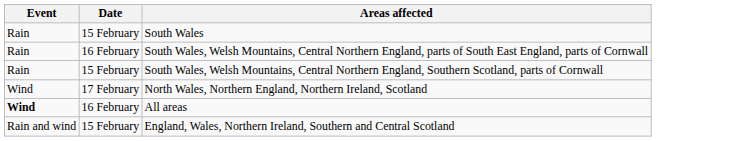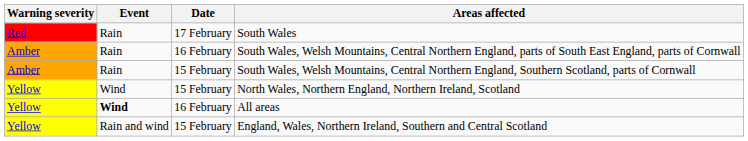+ column: (51, 13)
(110, 32) 15 February -> (203, 32) 17 February
(110, 88) 17 February -> (203, 88) 15 February
